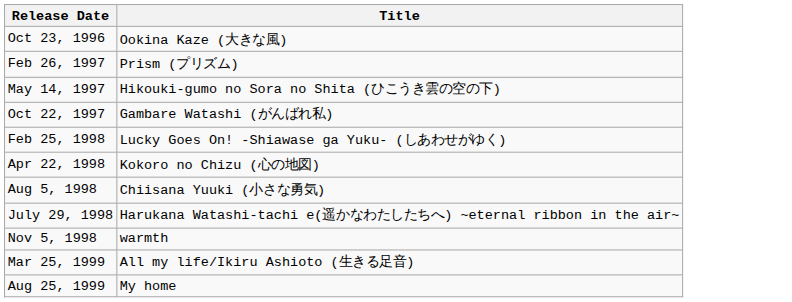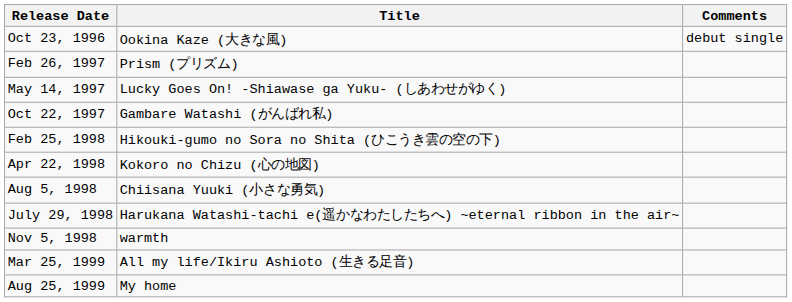+ column: (735, 16)
(310, 90) Hikouki-gumo no Sora no Shita (ひこうき雲の空の下) -> (313, 90) Lucky Goes On! -Shiawase ga Yuku- (しあわせがゆく)
(313, 140) Lucky Goes On! -Shiawase ga Yuku- (しあわせがゆく) -> (310, 140) Hikouki-gumo no Sora no Shita (ひこうき雲の空の下)
